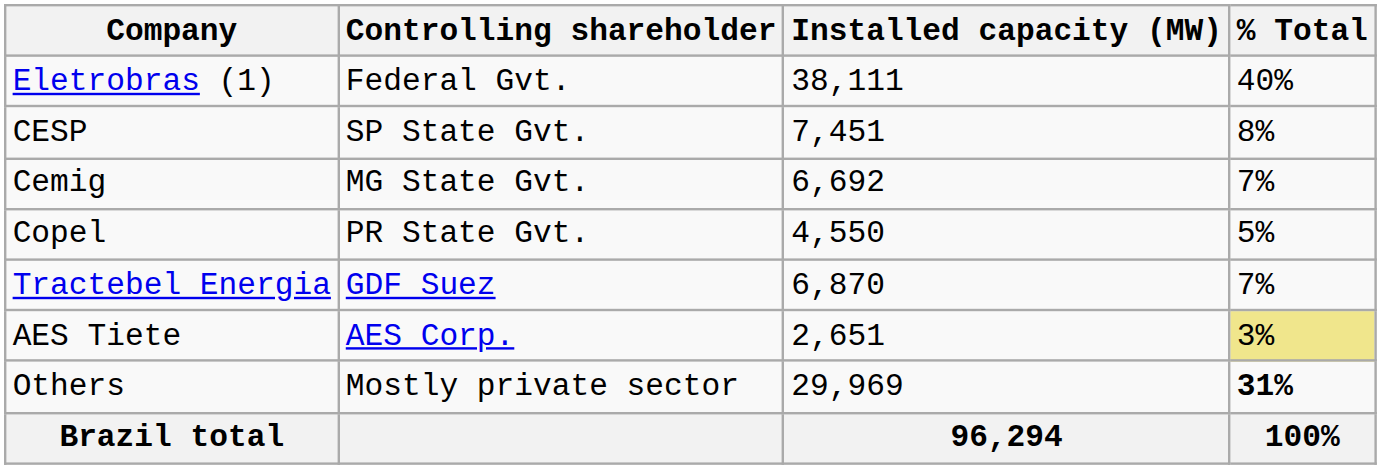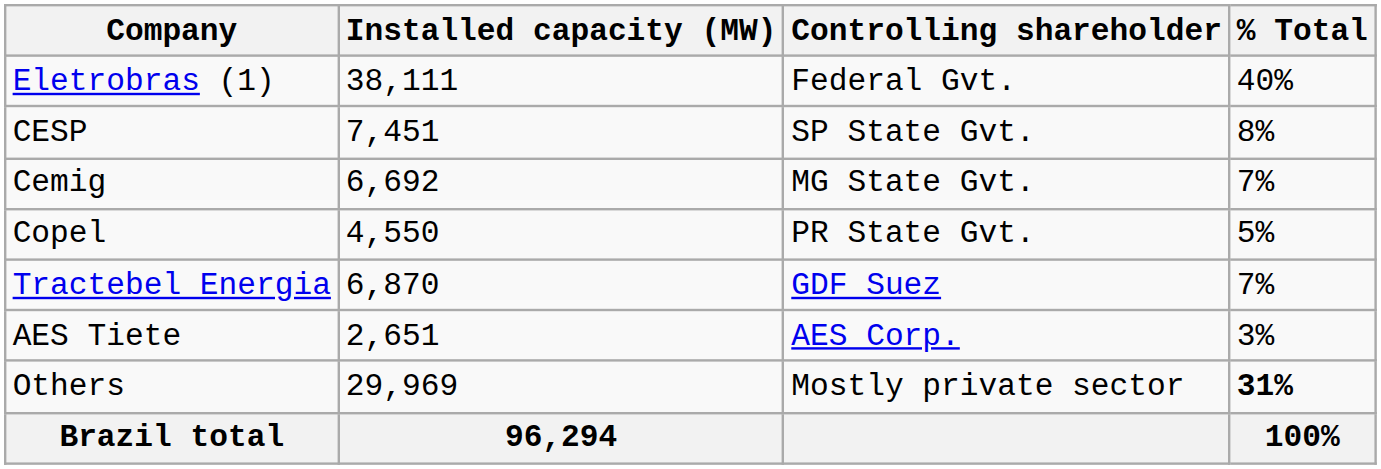columns swapped: (561, 31) <-> (1007, 31)
(1256, 336) khaki background -> (1256, 336) no background
